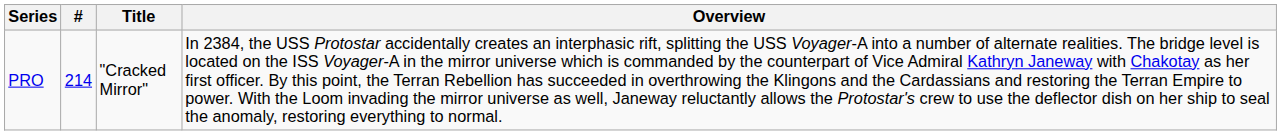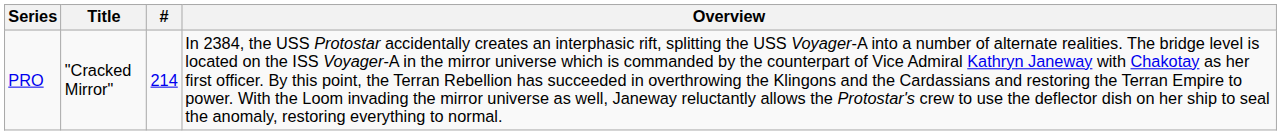columns swapped: (78, 17) <-> (139, 17)
